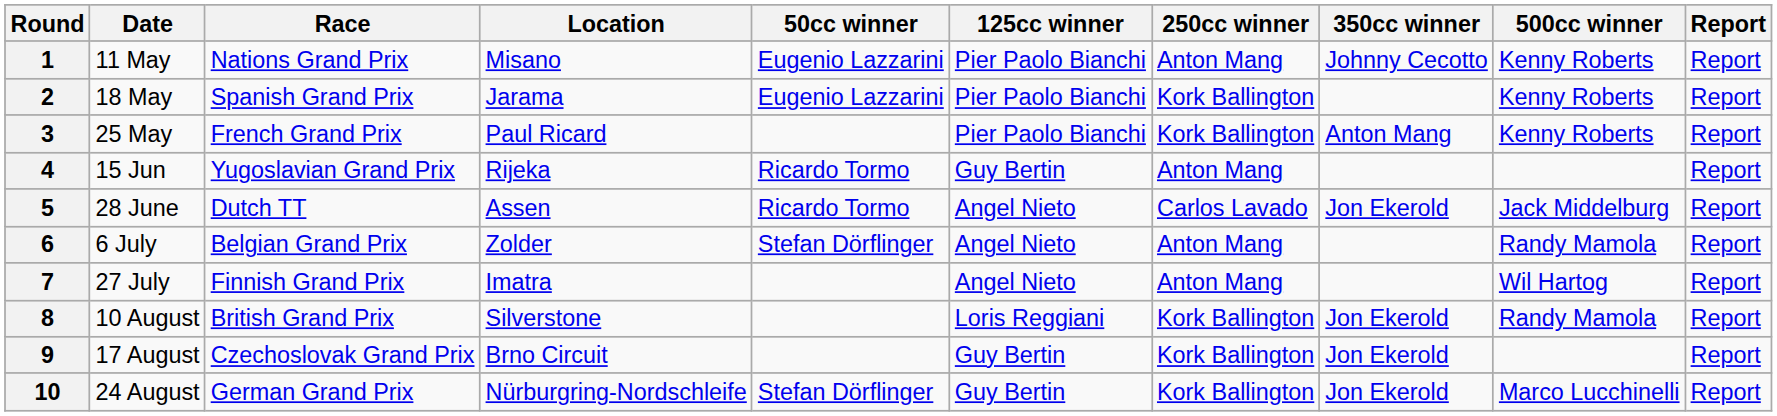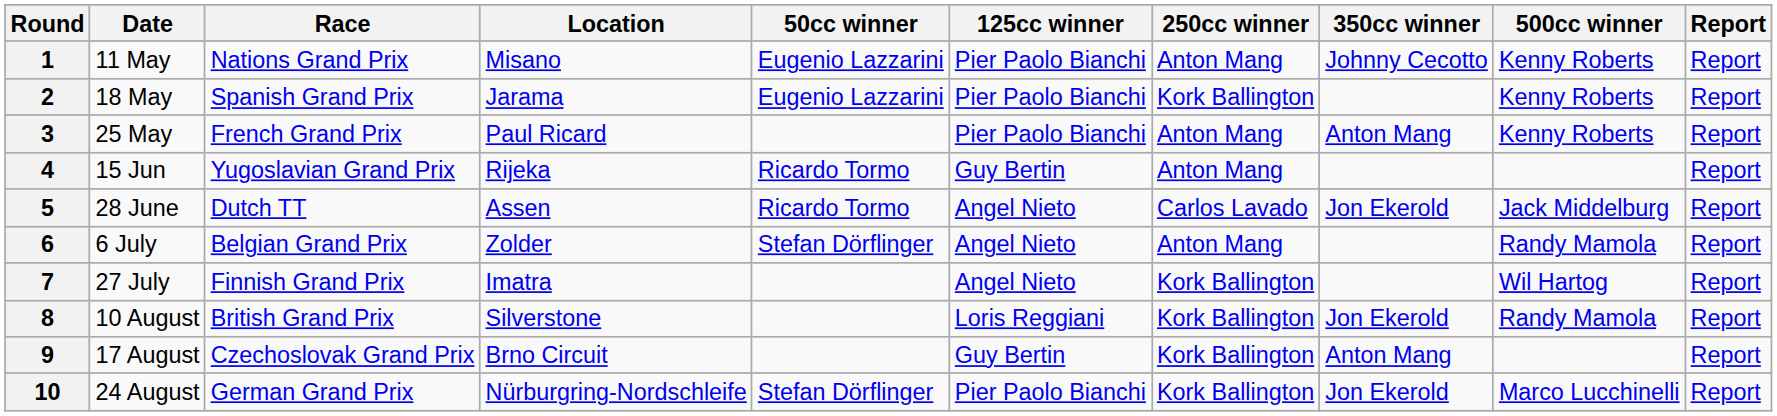(1236, 134) Kork Ballington -> (1220, 134) Anton Mang
(1220, 281) Anton Mang -> (1236, 281) Kork Ballington
(1387, 355) Jon Ekerold -> (1388, 355) Anton Mang
(1010, 392) Guy Bertin -> (1050, 392) Pier Paolo Bianchi
